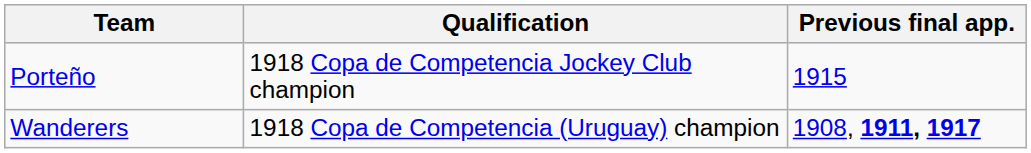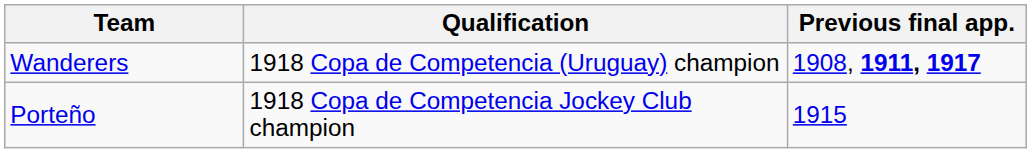rows swapped: (53, 76) <-> (69, 128)
